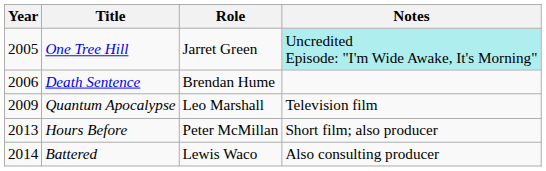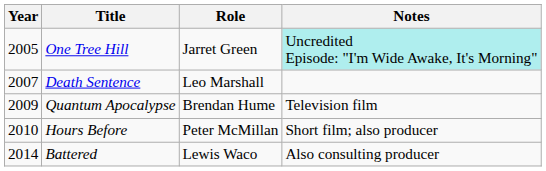(23, 81) 2006 -> (23, 81) 2007
(229, 81) Brendan Hume -> (223, 81) Leo Marshall
(223, 105) Leo Marshall -> (229, 105) Brendan Hume
(23, 130) 2013 -> (23, 130) 2010
